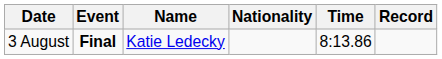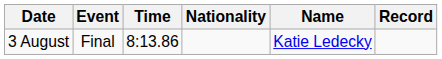columns swapped: (176, 16) <-> (346, 16)
(98, 41) bold -> (98, 41) normal
